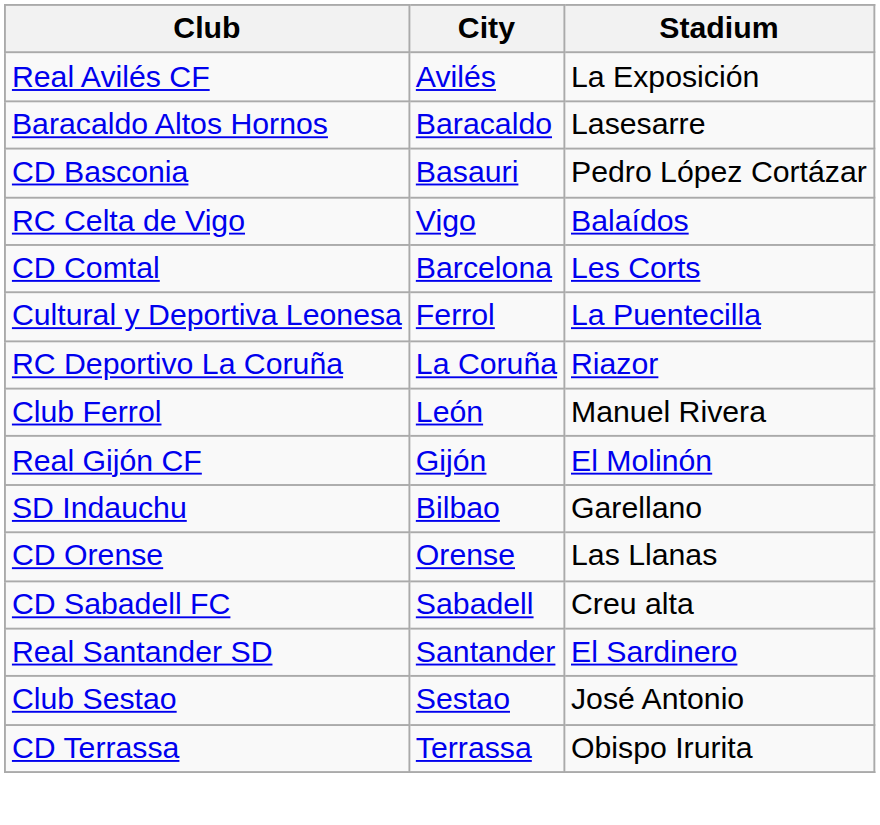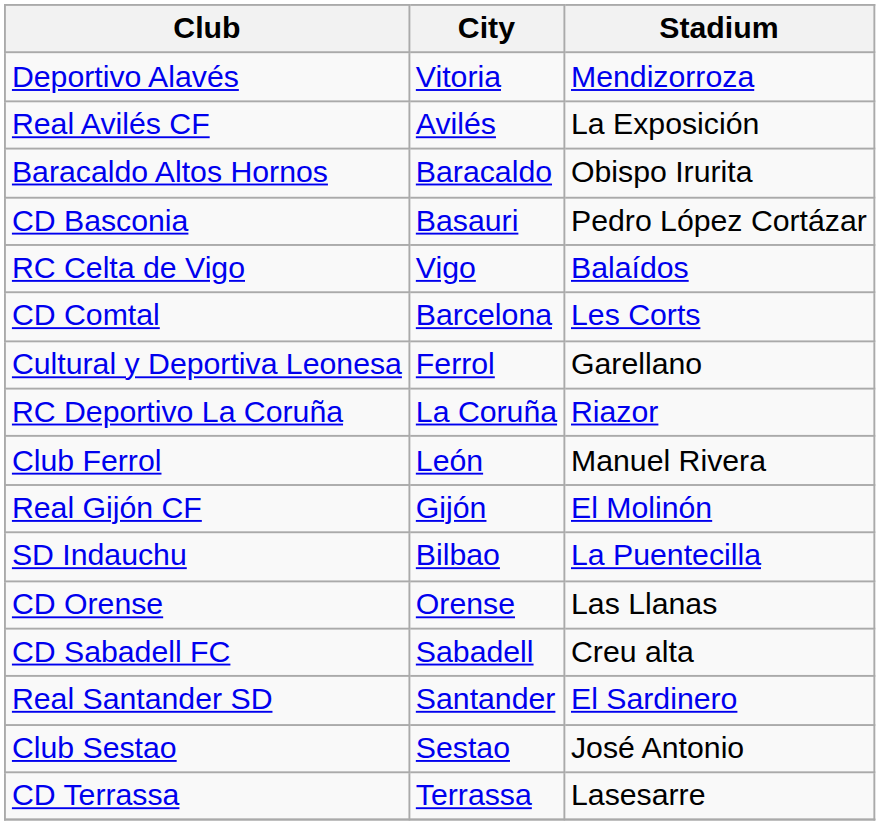+ row: (125, 76)
(638, 124) Lasesarre -> (662, 172) Obispo Irurita
(666, 316) La Puentecilla -> (637, 364) Garellano
(637, 508) Garellano -> (666, 556) La Puentecilla
(662, 747) Obispo Irurita -> (638, 795) Lasesarre
